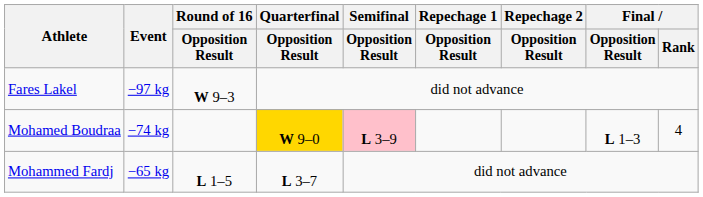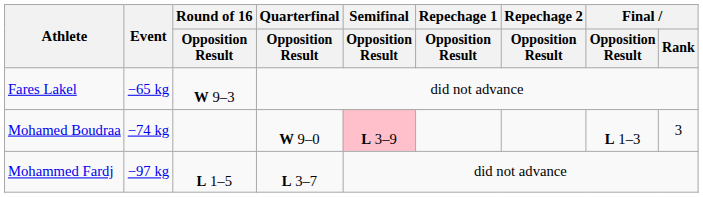(148, 89) −97 kg -> (148, 89) −65 kg
(299, 139) gold background -> (299, 139) no background
(678, 130) 4 -> (678, 130) 3
(148, 172) −65 kg -> (148, 172) −97 kg
